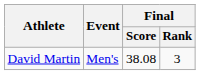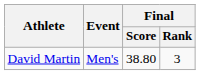(141, 58) 38.08 -> (141, 58) 38.80
